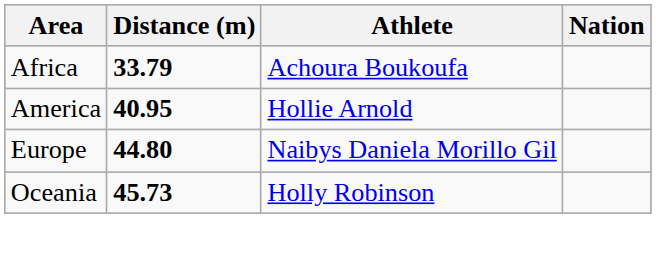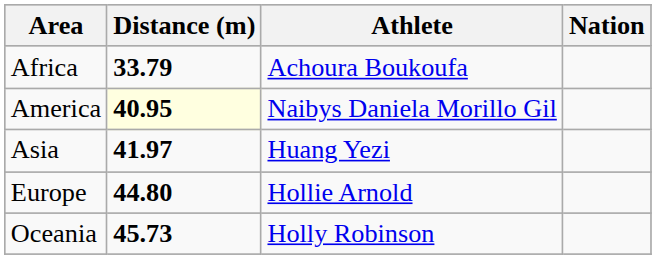(143, 108) no background -> (143, 108) lightyellow background
(340, 108) Hollie Arnold -> (412, 108) Naibys Daniela Morillo Gil
+ row: (35, 150)
(412, 150) Naibys Daniela Morillo Gil -> (340, 191) Hollie Arnold
